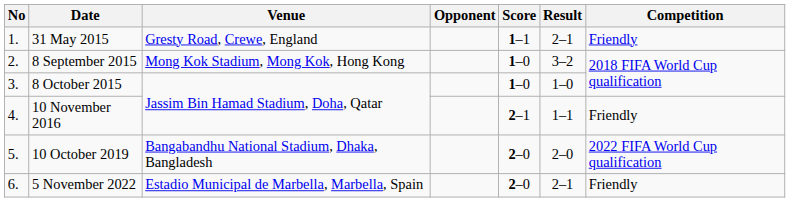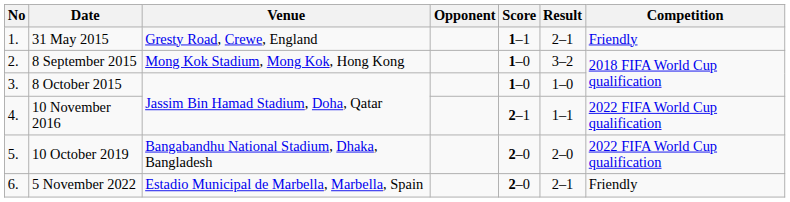(613, 115) Friendly -> (653, 115) 2022 FIFA World Cup qualification
